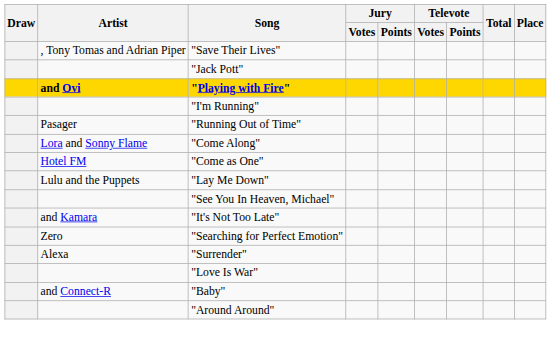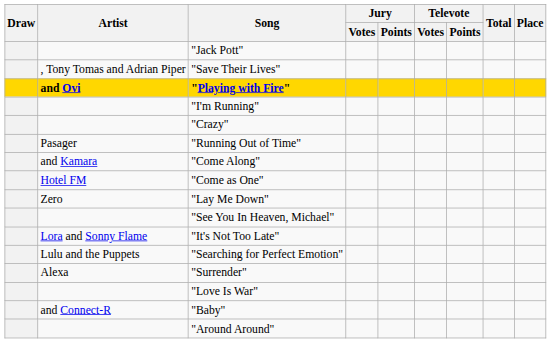rows swapped: (217, 69) <-> (236, 50)
+ row: (210, 124)
(94, 143) Lora and Sonny Flame -> (69, 161) and Kamara
(90, 180) Lulu and the Puppets -> (52, 198) Zero
(69, 217) and Kamara -> (94, 236) Lora and Sonny Flame
(52, 236) Zero -> (90, 254) Lulu and the Puppets
